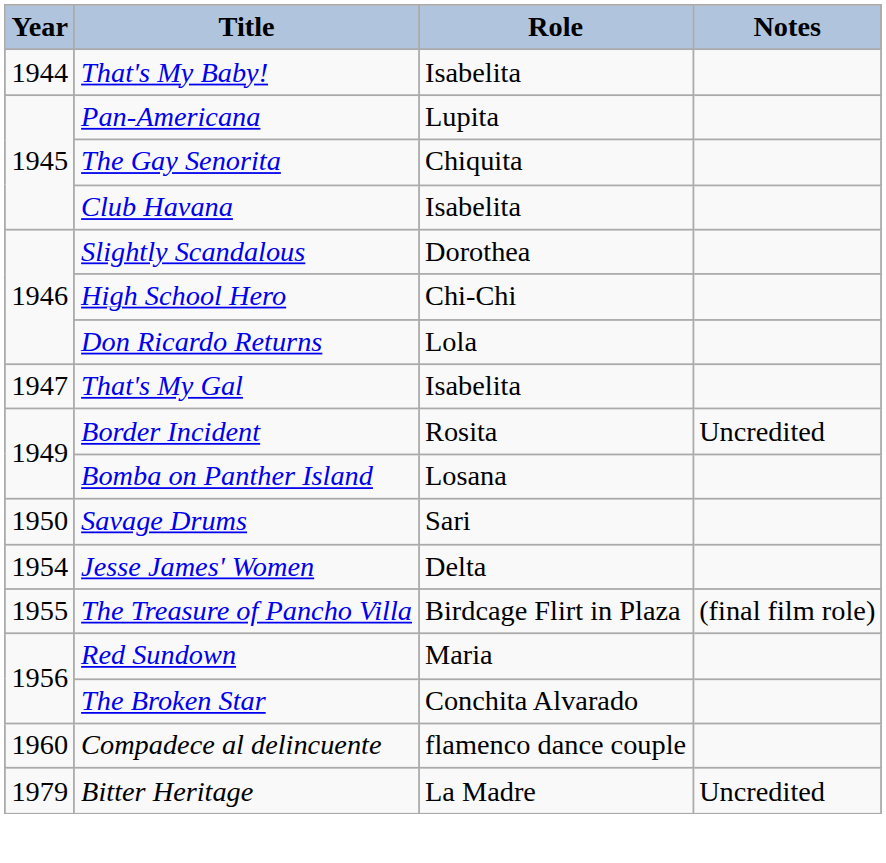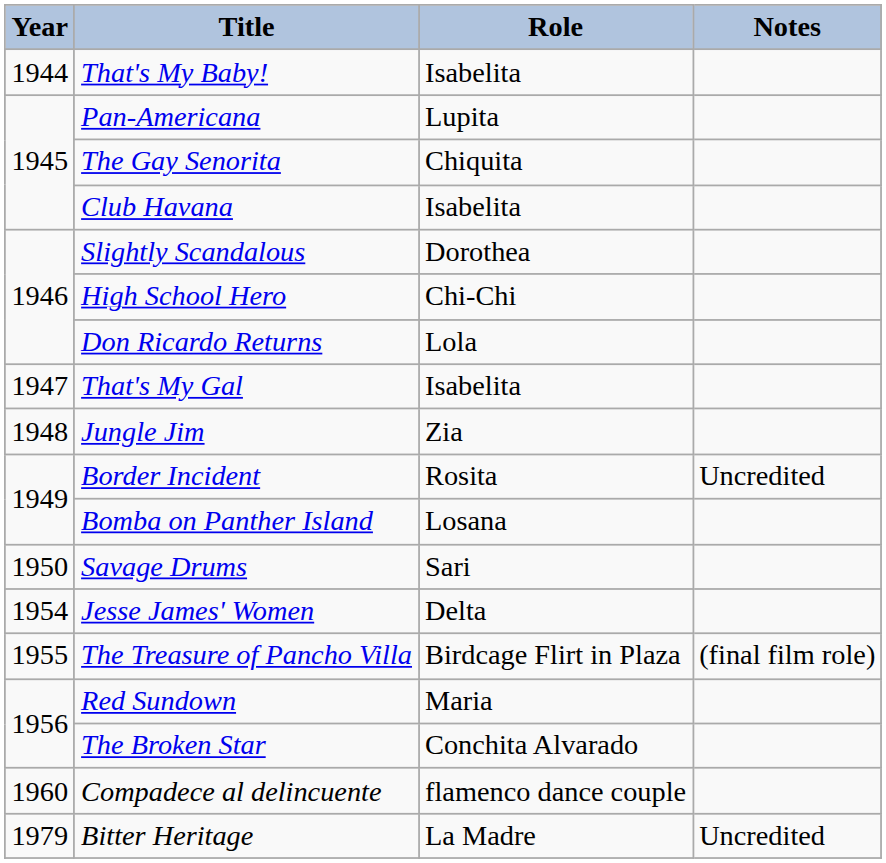+ row: (143, 431)
